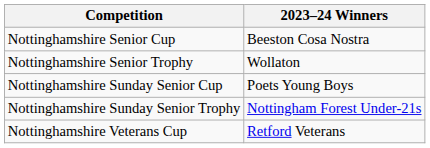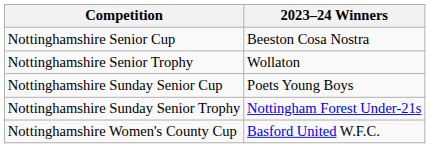- row: (97, 131)
+ row: (122, 131)
